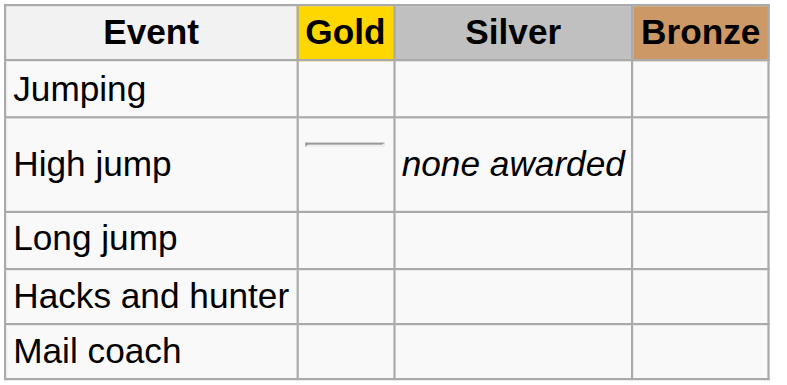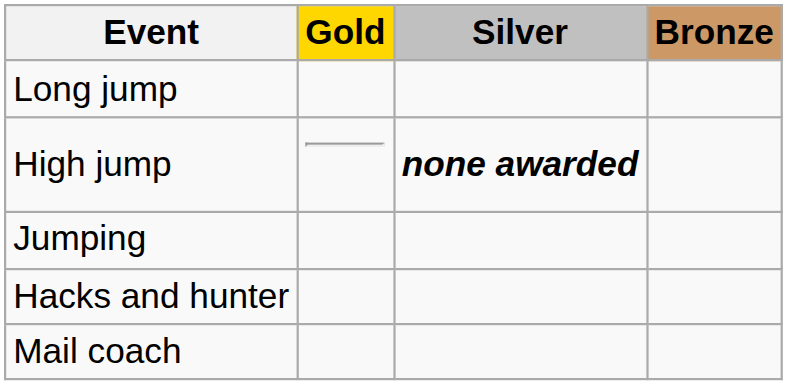rows swapped: (80, 88) <-> (95, 239)
(513, 163) normal -> (520, 163) bold
